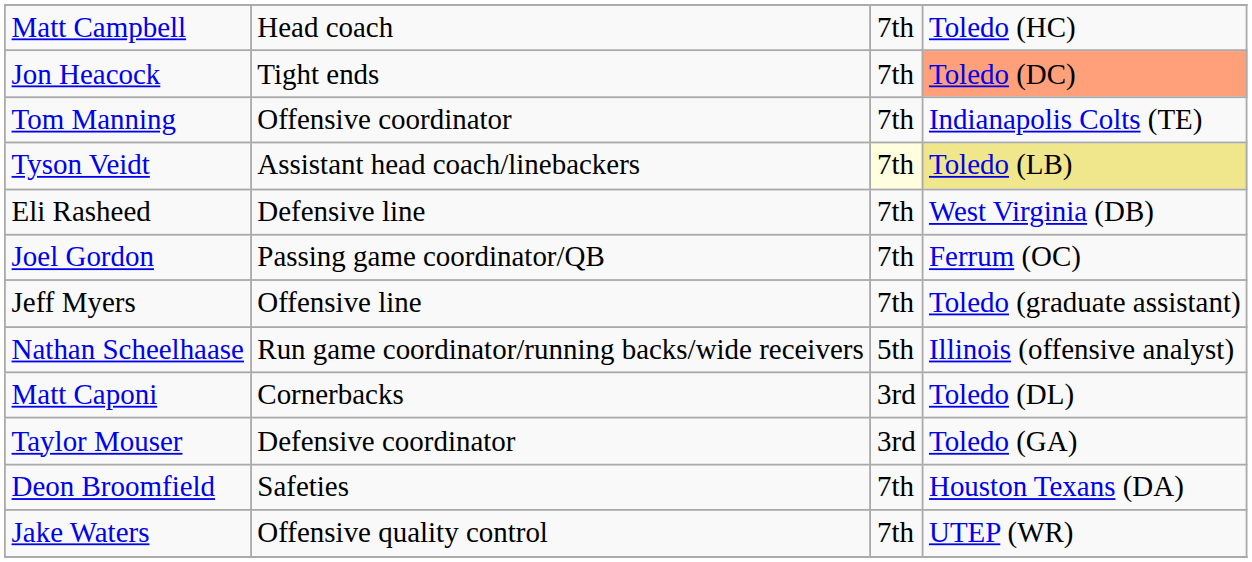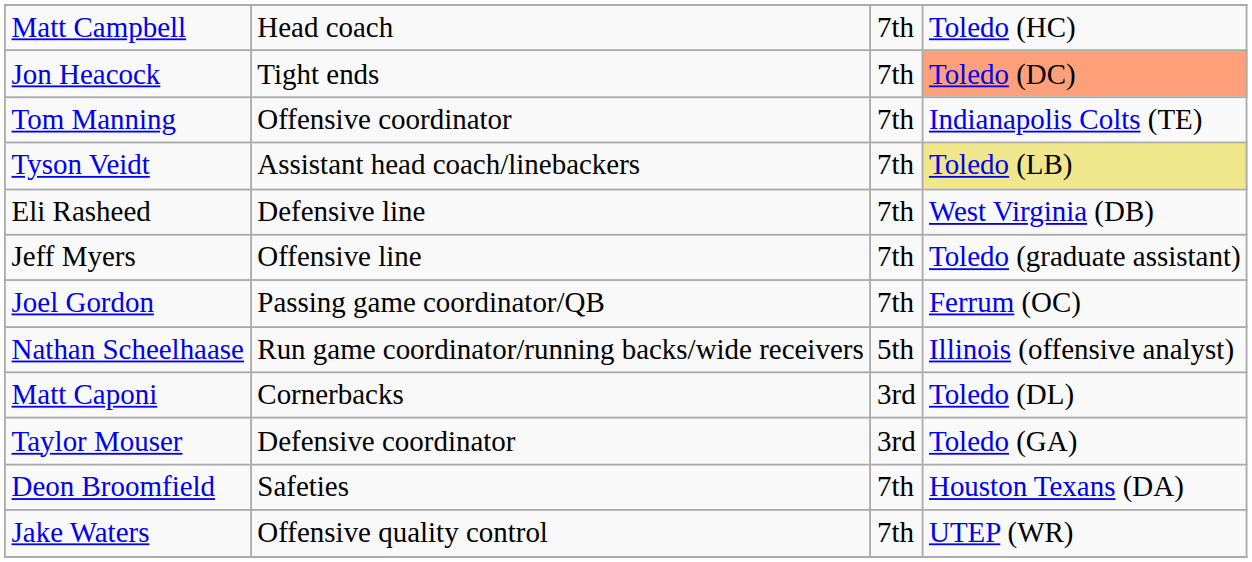(896, 165) lightyellow background -> (896, 165) no background
rows swapped: (83, 257) <-> (74, 303)
